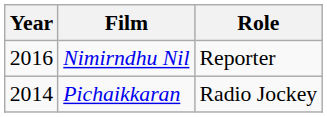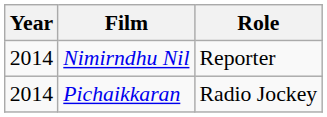(31, 58) 2016 -> (31, 58) 2014
